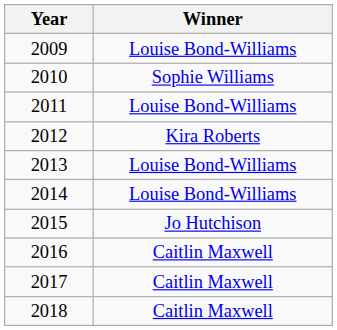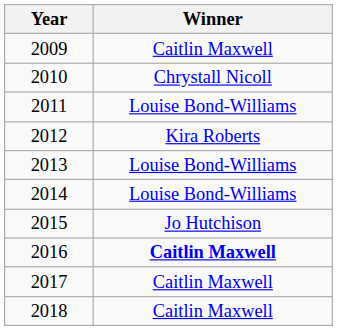(213, 48) Louise Bond-Williams -> (213, 48) Caitlin Maxwell
(213, 77) Sophie Williams -> (213, 77) Chrystall Nicoll
(213, 252) normal -> (213, 252) bold
